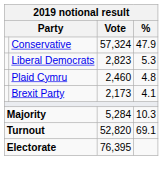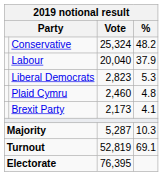(116, 45) 57,324 -> (116, 45) 25,324
(146, 45) 47.9 -> (146, 45) 48.2
+ row: (27, 61)
(118, 114) 5,284 -> (118, 131) 5,287
(116, 131) 52,820 -> (116, 147) 52,819
